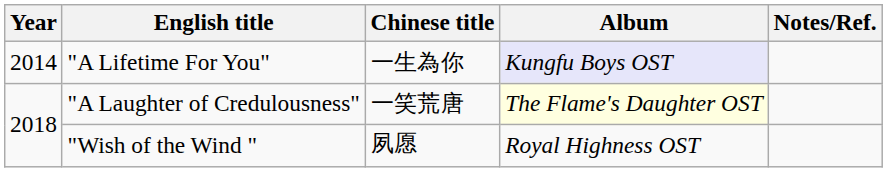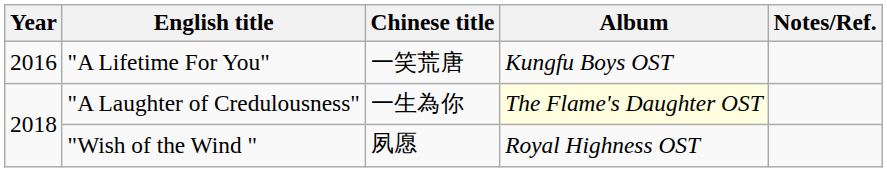(33, 62) 2014 -> (33, 62) 2016
(417, 61) 一生為你 -> (417, 61) 一笑荒唐
(589, 62) lavender background -> (589, 62) no background
(417, 102) 一笑荒唐 -> (417, 102) 一生為你
